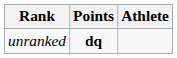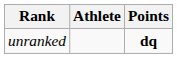columns swapped: (145, 16) <-> (94, 16)
